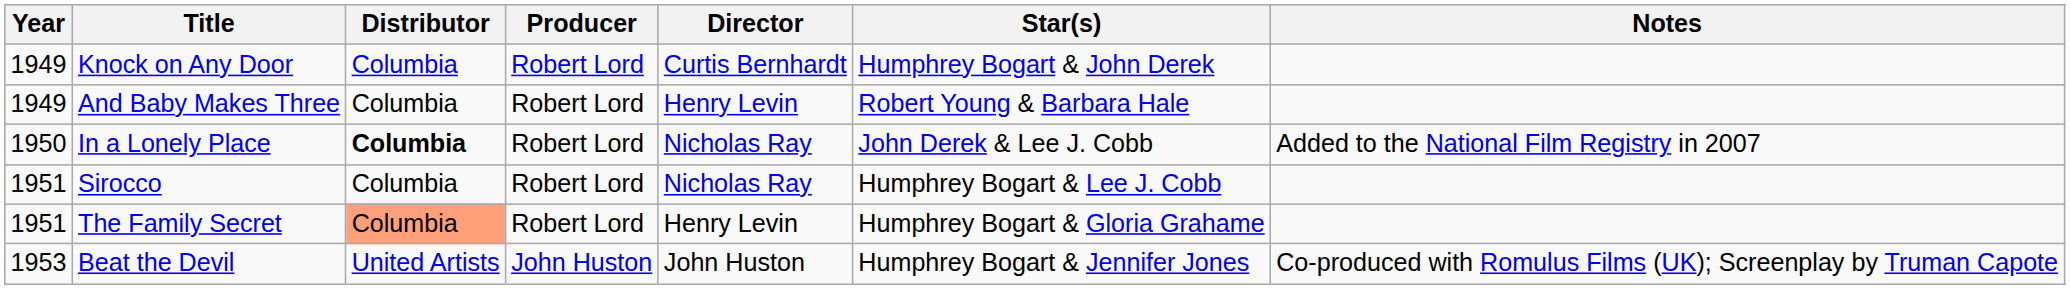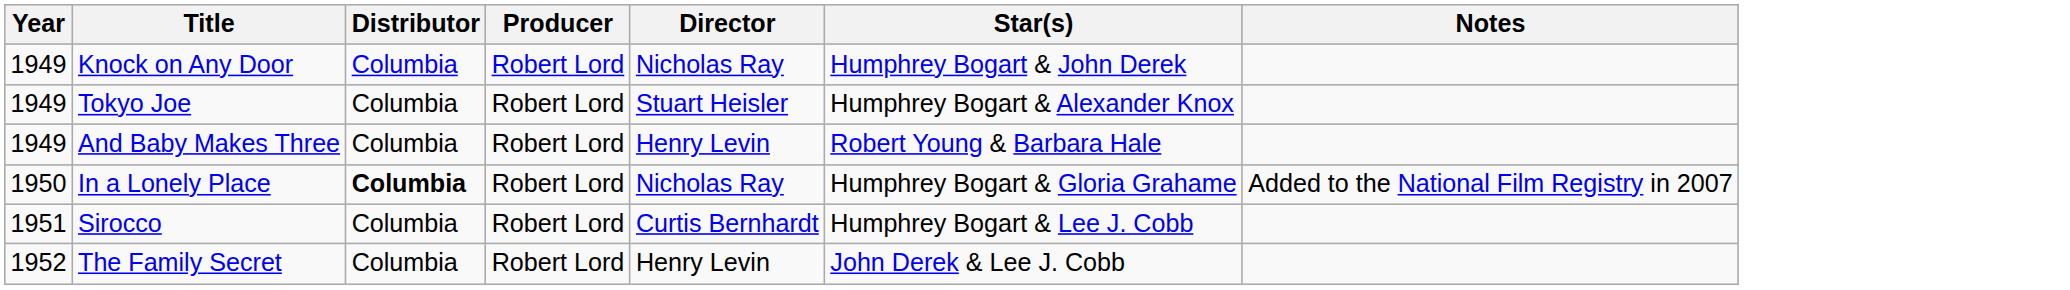(755, 64) Curtis Bernhardt -> (710, 64) Nicholas Ray
+ row: (135, 104)
(1006, 143) John Derek & Lee J. Cobb -> (1034, 183) Humphrey Bogart & Gloria Grahame
(738, 183) Nicholas Ray -> (727, 223) Curtis Bernhardt
(39, 223) 1951 -> (39, 263) 1952
(405, 223) lightsalmon background -> (405, 263) no background
(1061, 223) Humphrey Bogart & Gloria Grahame -> (978, 263) John Derek & Lee J. Cobb
- row: (156, 263)
